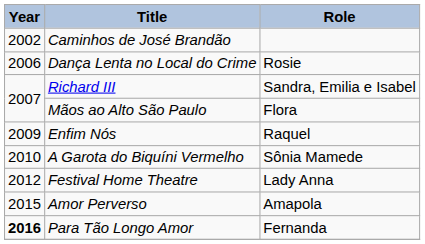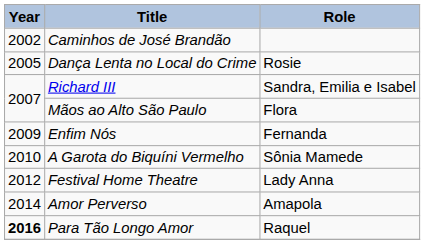(24, 63) 2006 -> (24, 63) 2005
(287, 134) Raquel -> (295, 134) Fernanda
(24, 204) 2015 -> (24, 204) 2014
(295, 228) Fernanda -> (287, 228) Raquel
